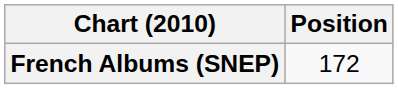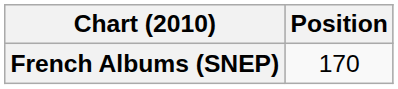(339, 63) 172 -> (339, 63) 170
